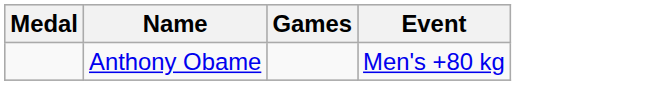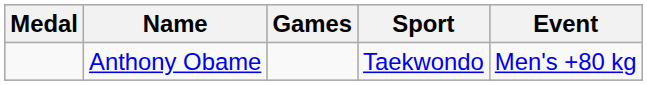+ column: (423, 24)
